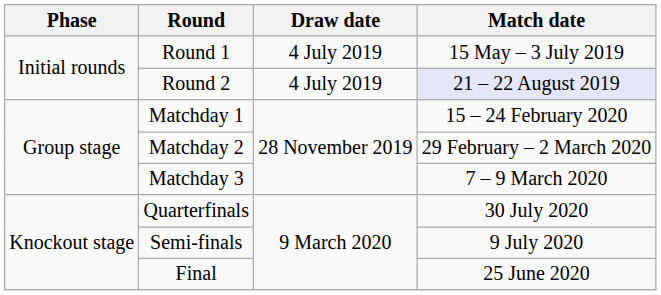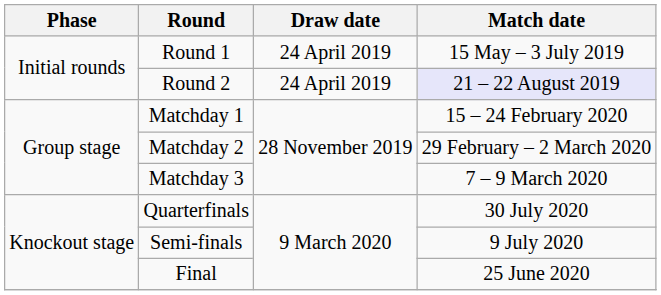(335, 52) 4 July 2019 -> (335, 52) 24 April 2019
(335, 83) 4 July 2019 -> (335, 83) 24 April 2019
